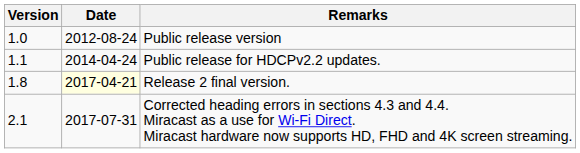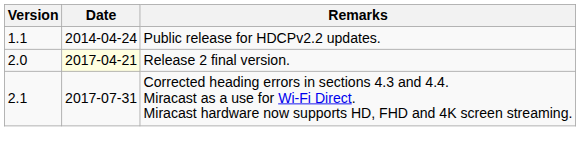- row: (212, 37)
(17, 82) 1.8 -> (17, 60) 2.0
